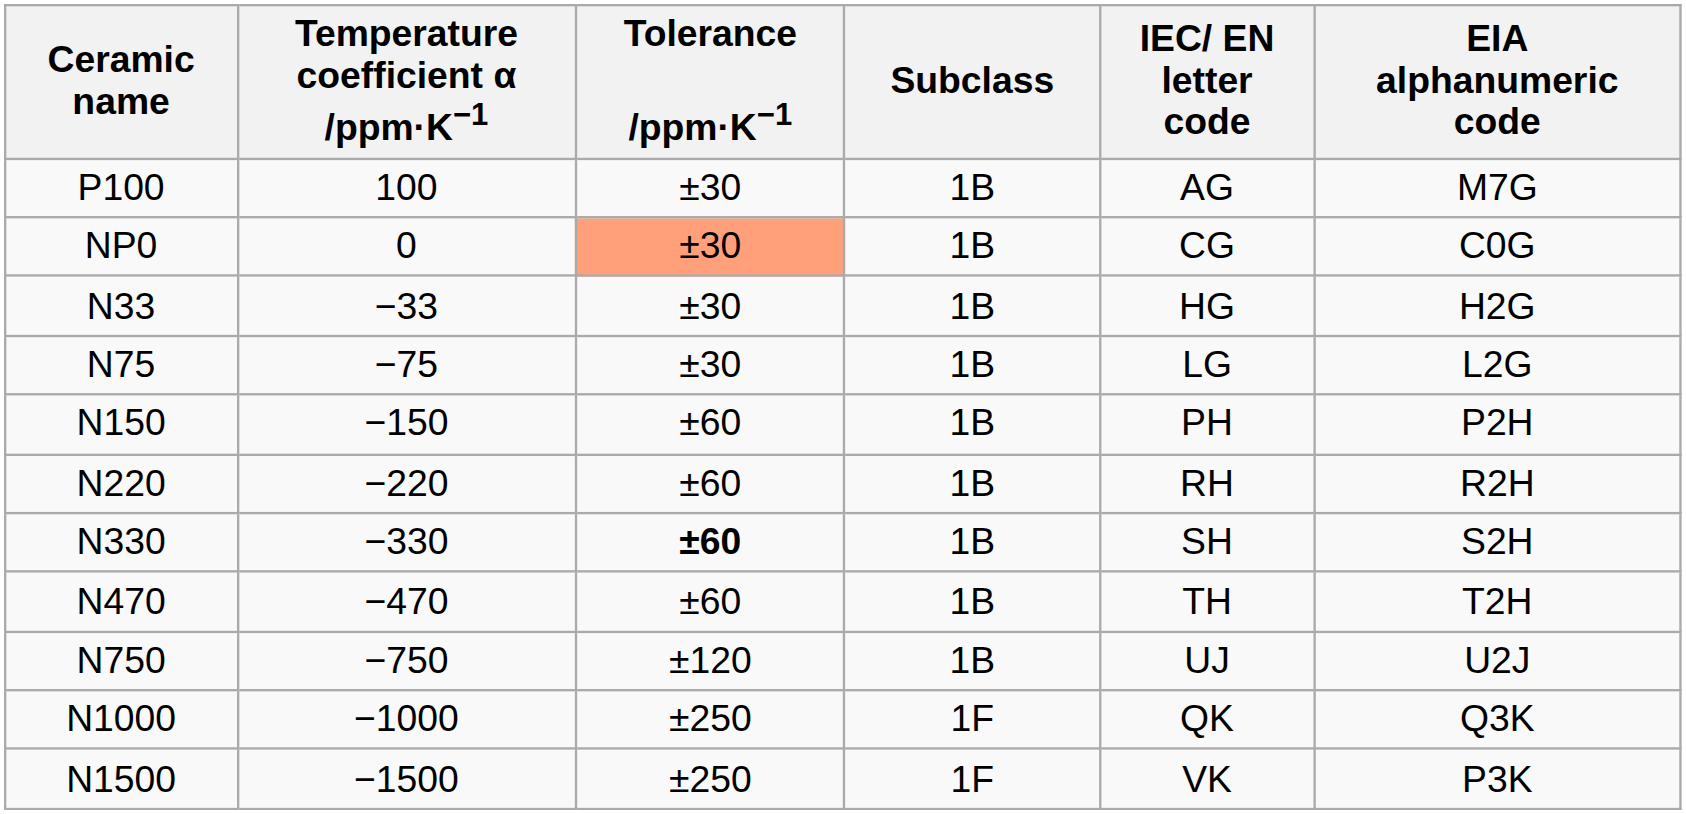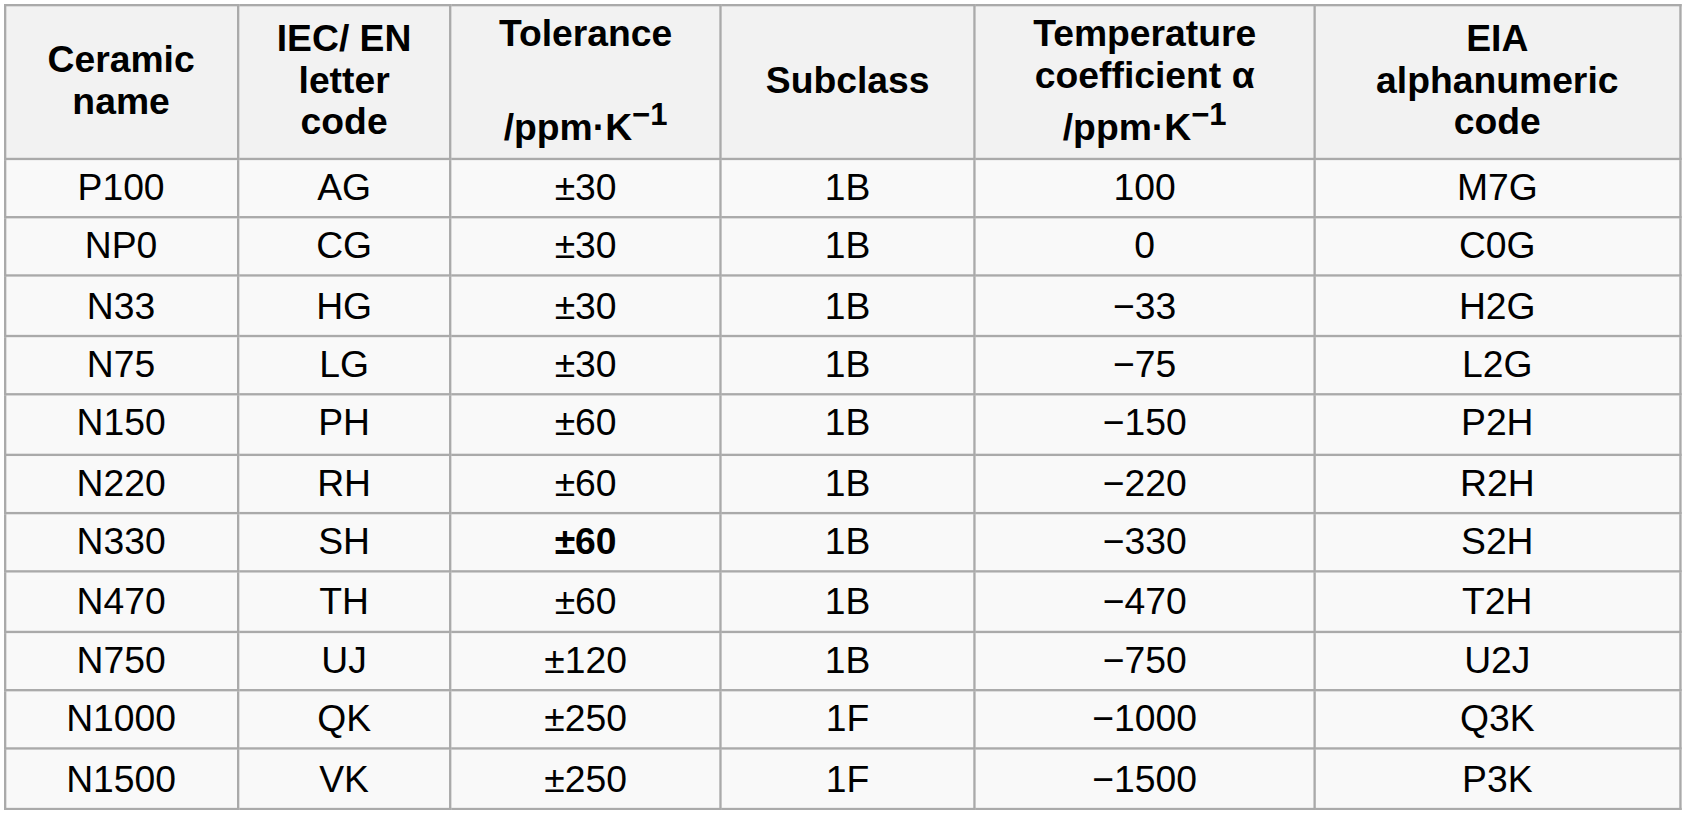columns swapped: (406, 81) <-> (1207, 81)
(710, 246) lightsalmon background -> (586, 246) no background
